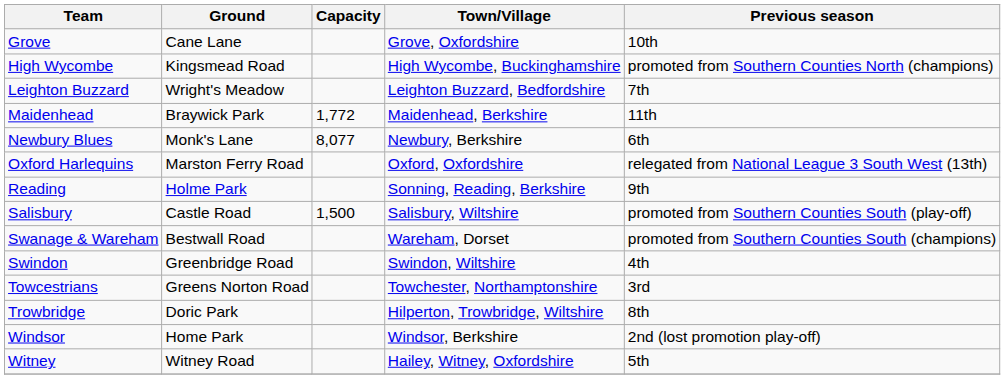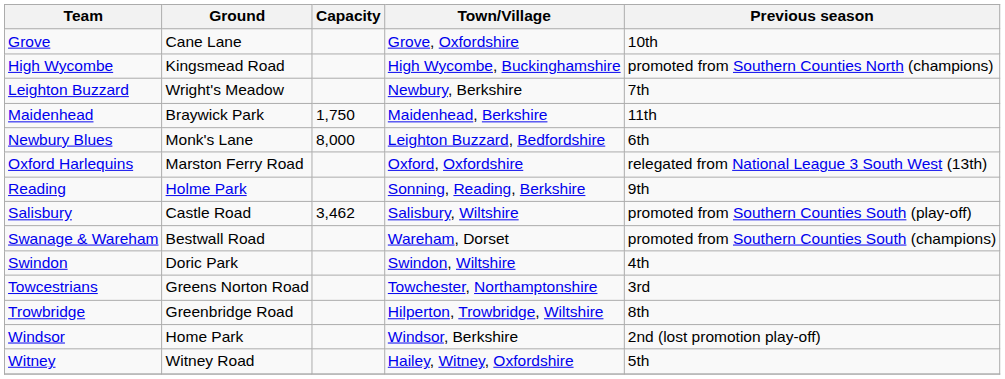(497, 90) Leighton Buzzard, Bedfordshire -> (455, 90) Newbury, Berkshire
(335, 115) 1,772 -> (335, 115) 1,750
(335, 139) 8,077 -> (335, 139) 8,000
(455, 139) Newbury, Berkshire -> (497, 139) Leighton Buzzard, Bedfordshire
(335, 213) 1,500 -> (335, 213) 3,462
(229, 262) Greenbridge Road -> (202, 262) Doric Park
(202, 312) Doric Park -> (229, 312) Greenbridge Road
